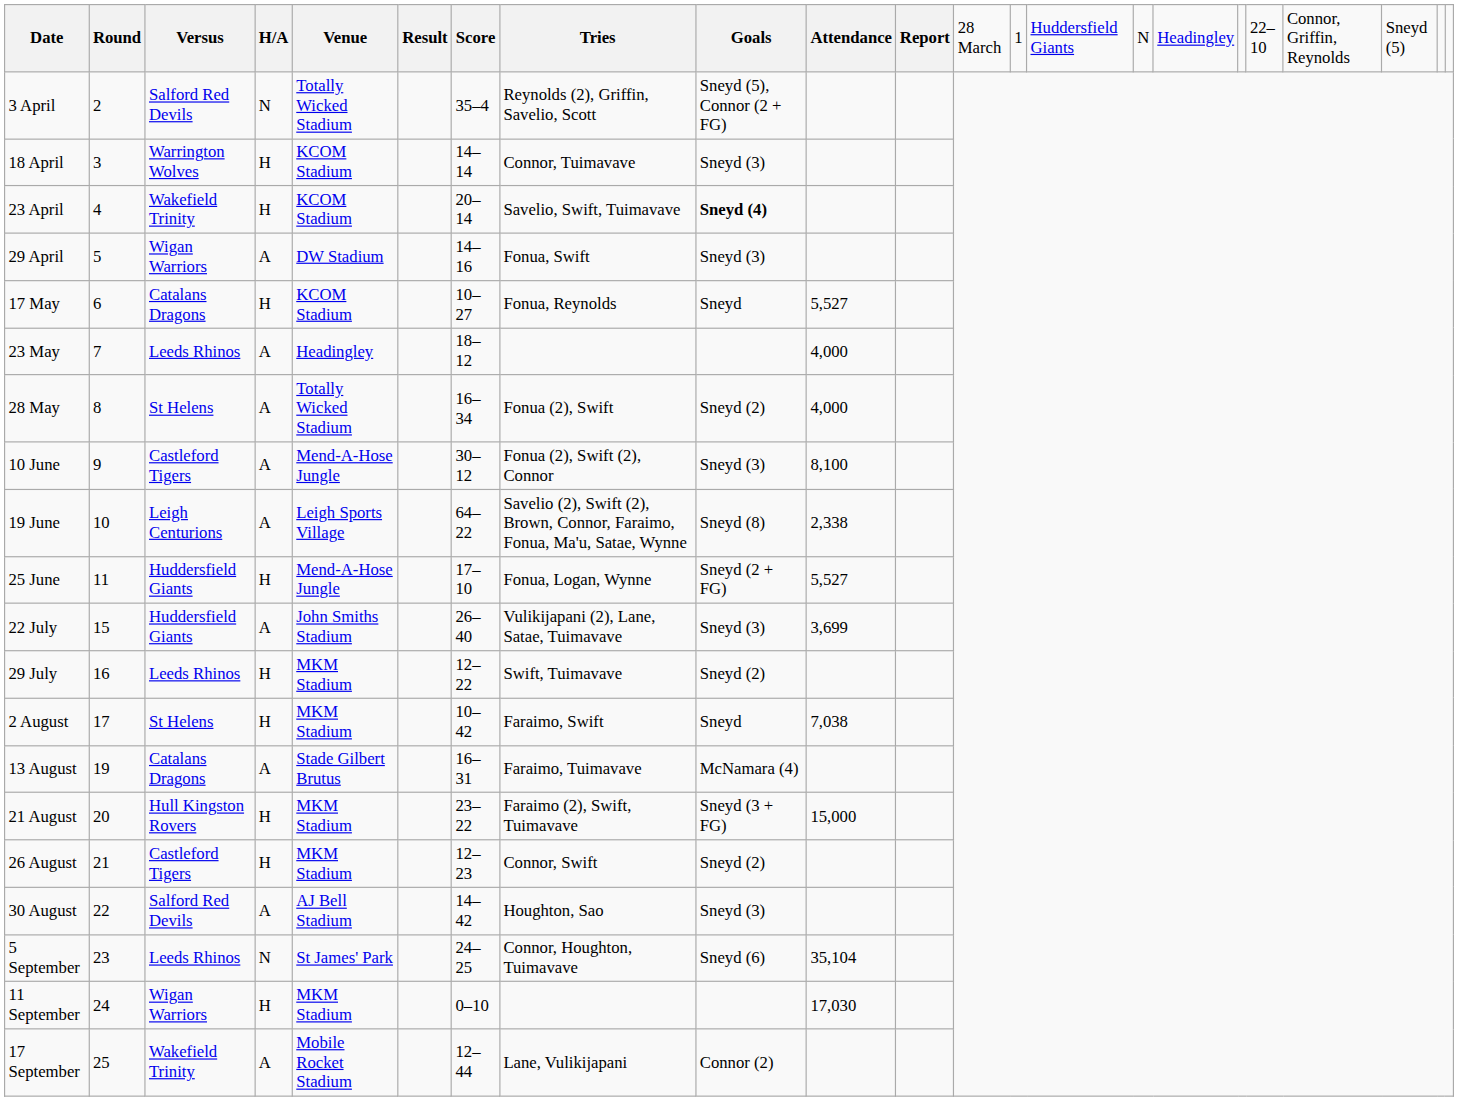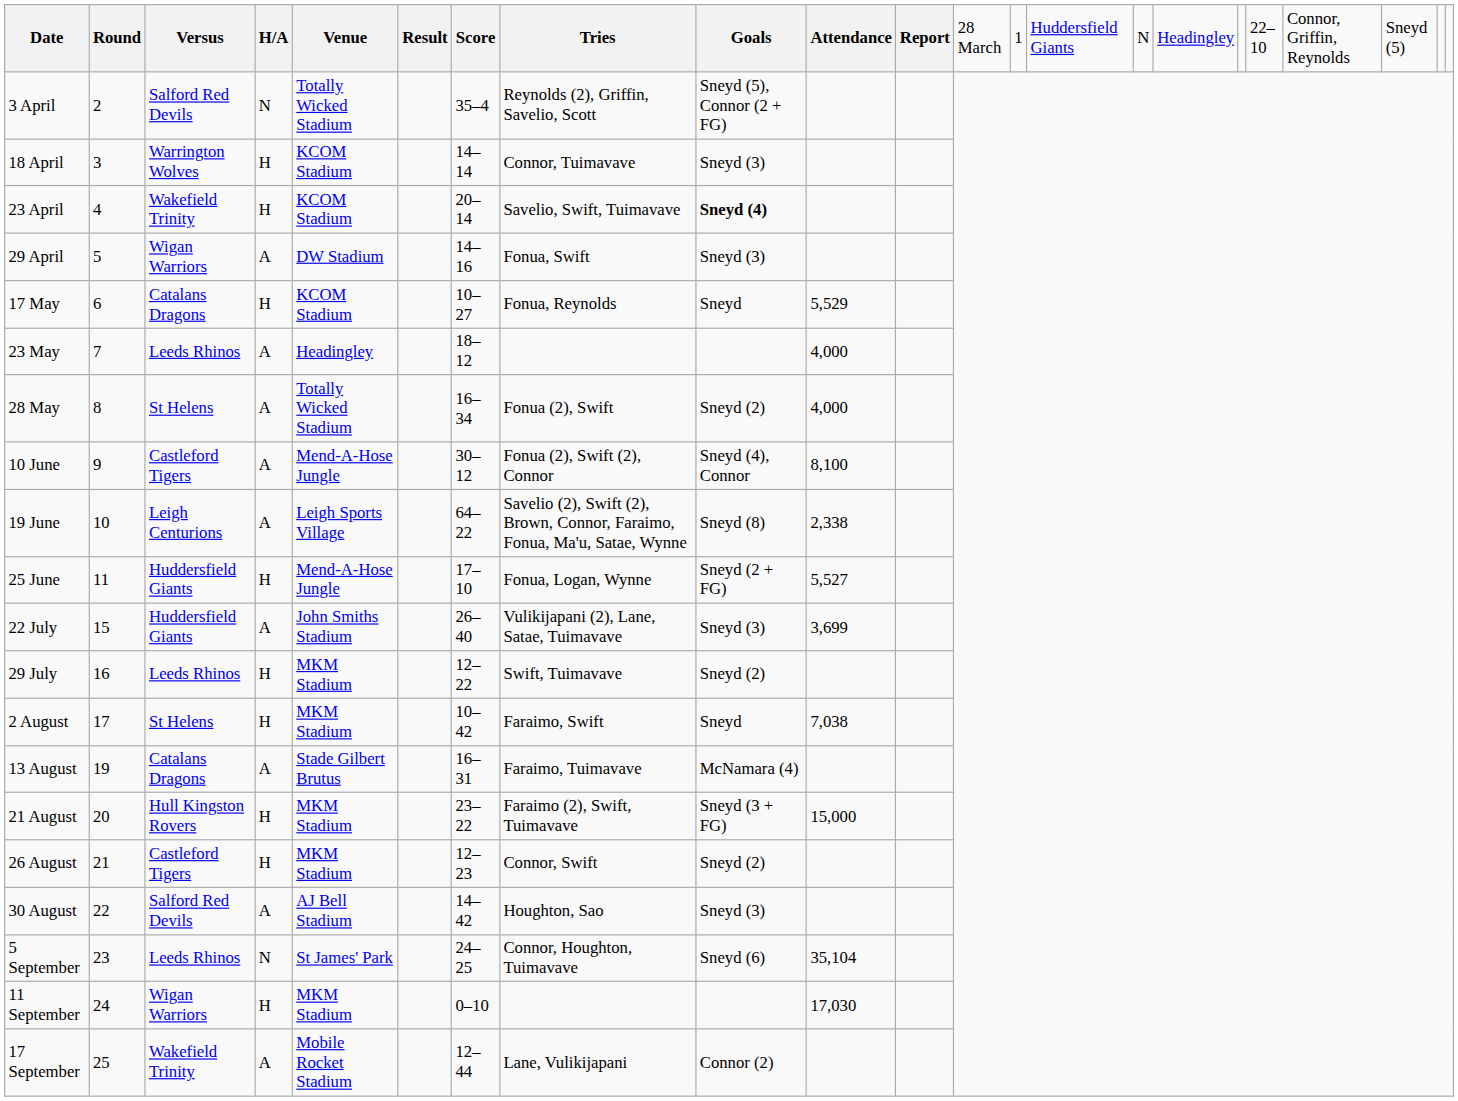(829, 304) 5,527 -> (829, 304) 5,529
(732, 465) Sneyd (3) -> (735, 465) Sneyd (4), Connor
